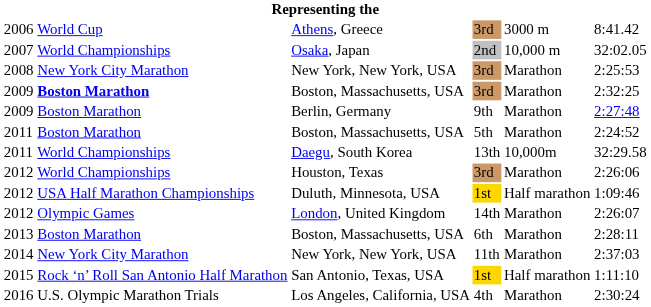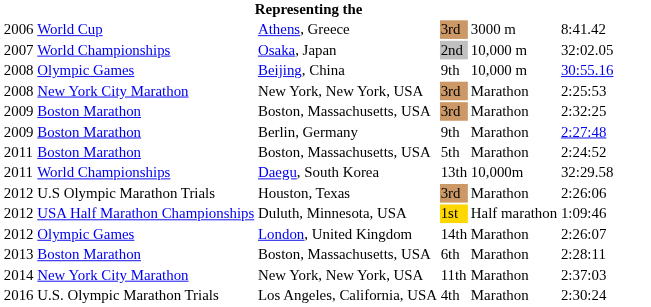+ row: (19, 70)
(93, 91) bold -> (89, 111) normal
(104, 172) World Championships -> (126, 193) U.S Olympic Marathon Trials
- row: (19, 275)
